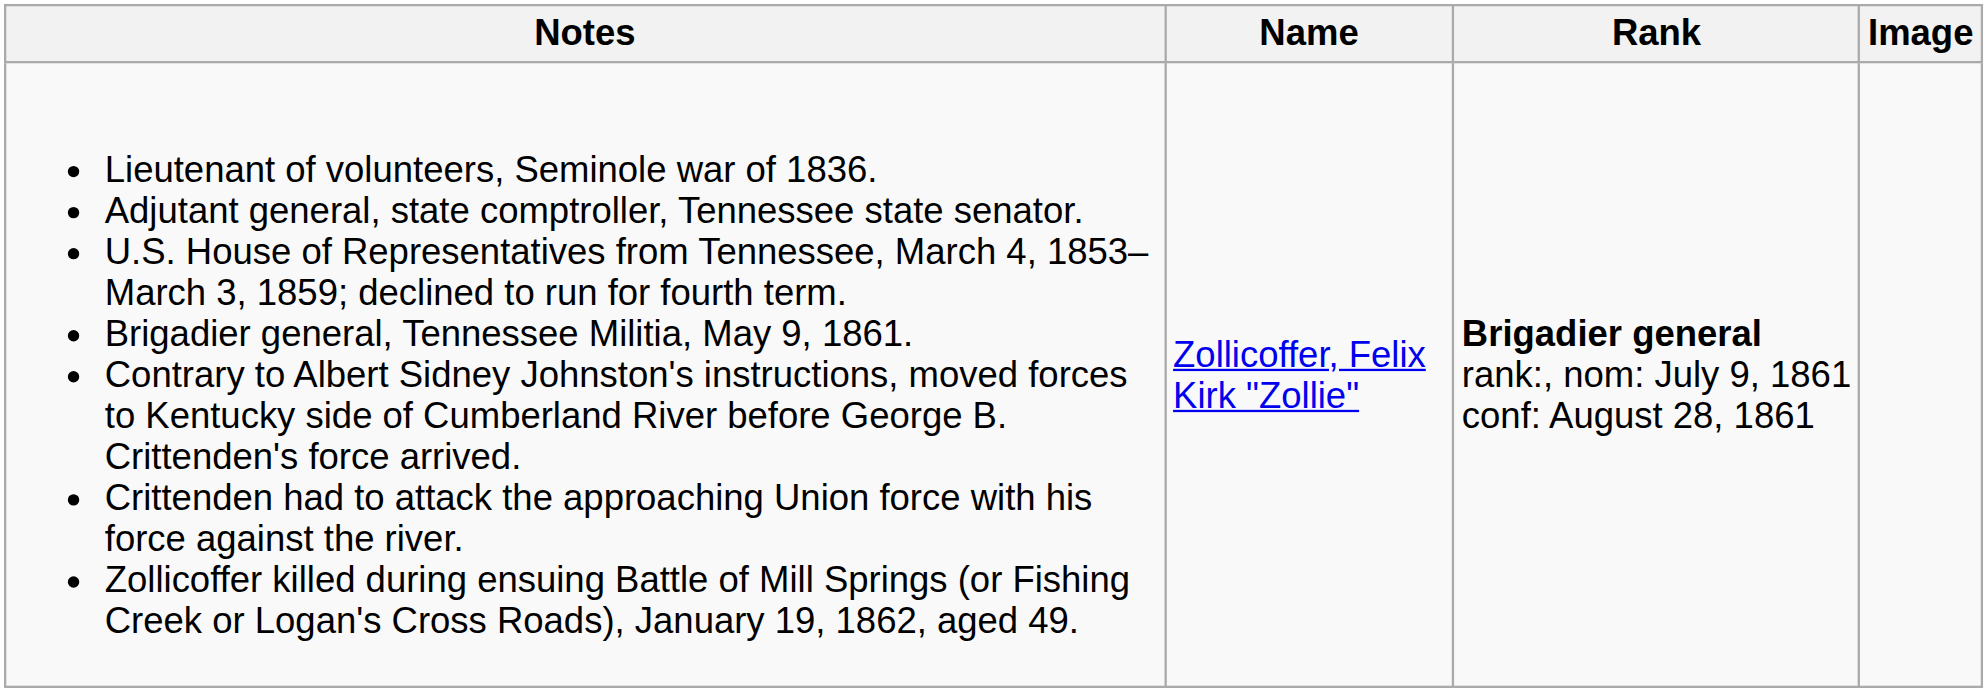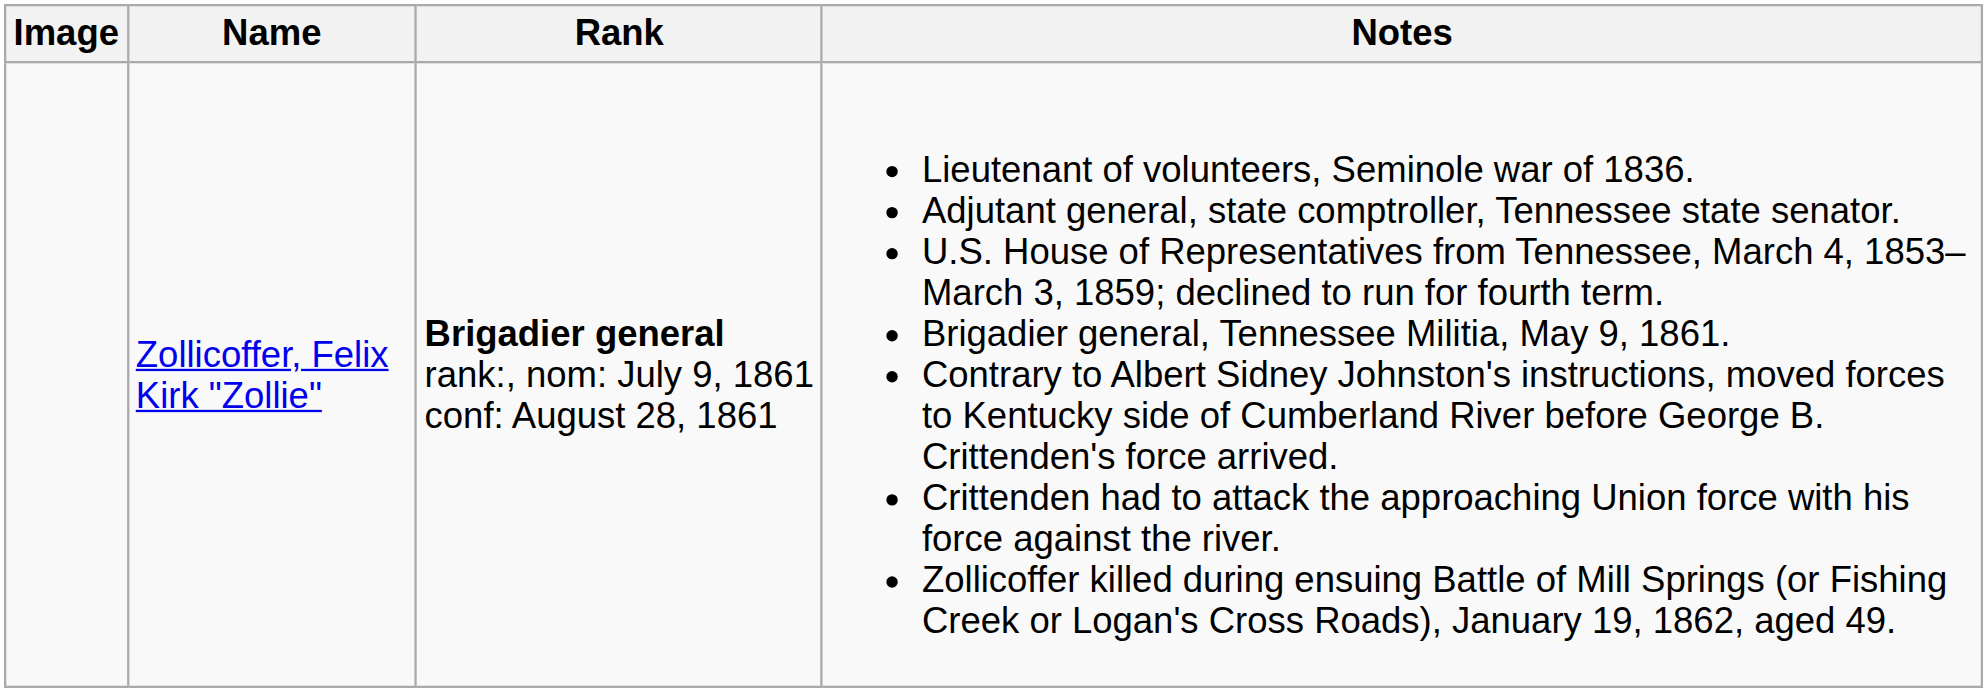columns swapped: (1921, 33) <-> (585, 33)
